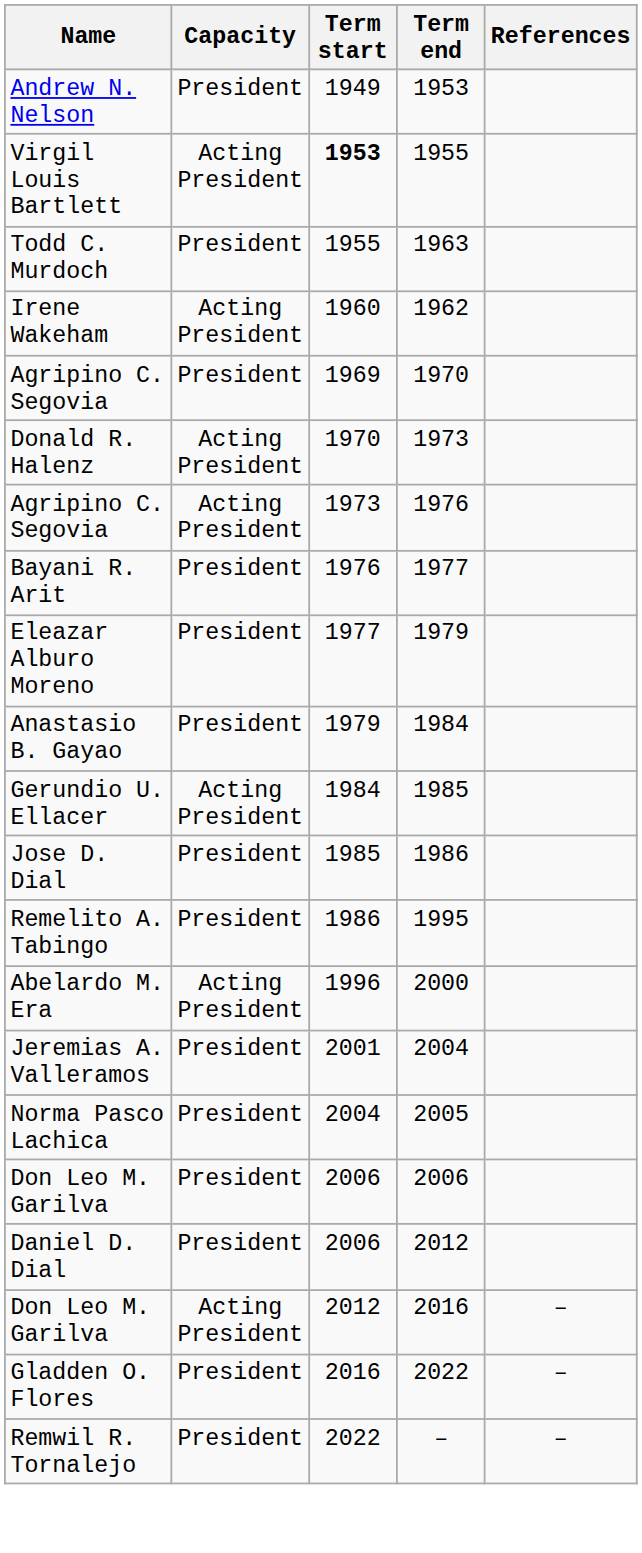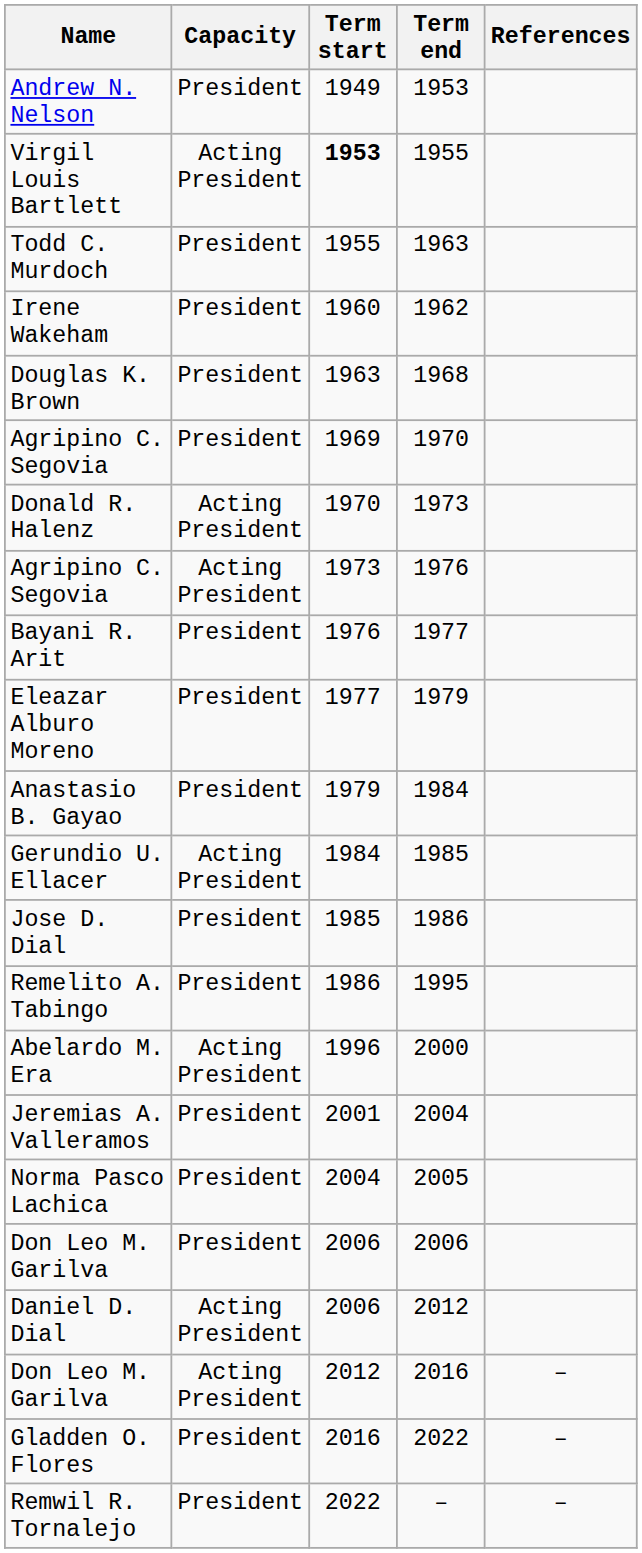(240, 323) Acting President -> (240, 310) President
+ row: (80, 388)
(240, 1244) President -> (240, 1322) Acting President
